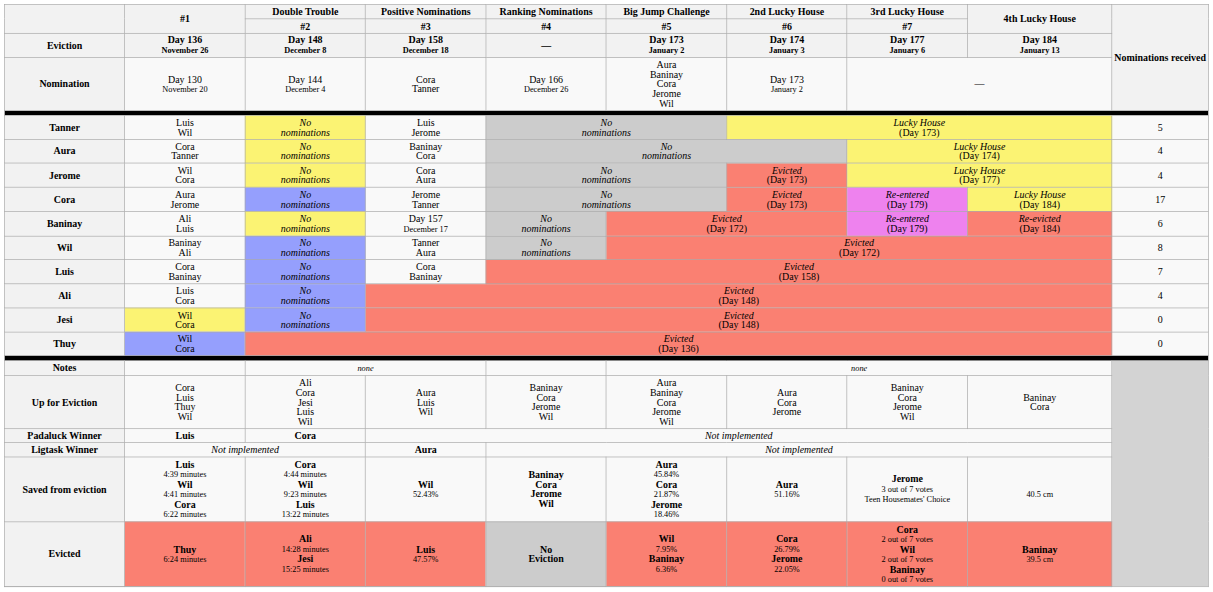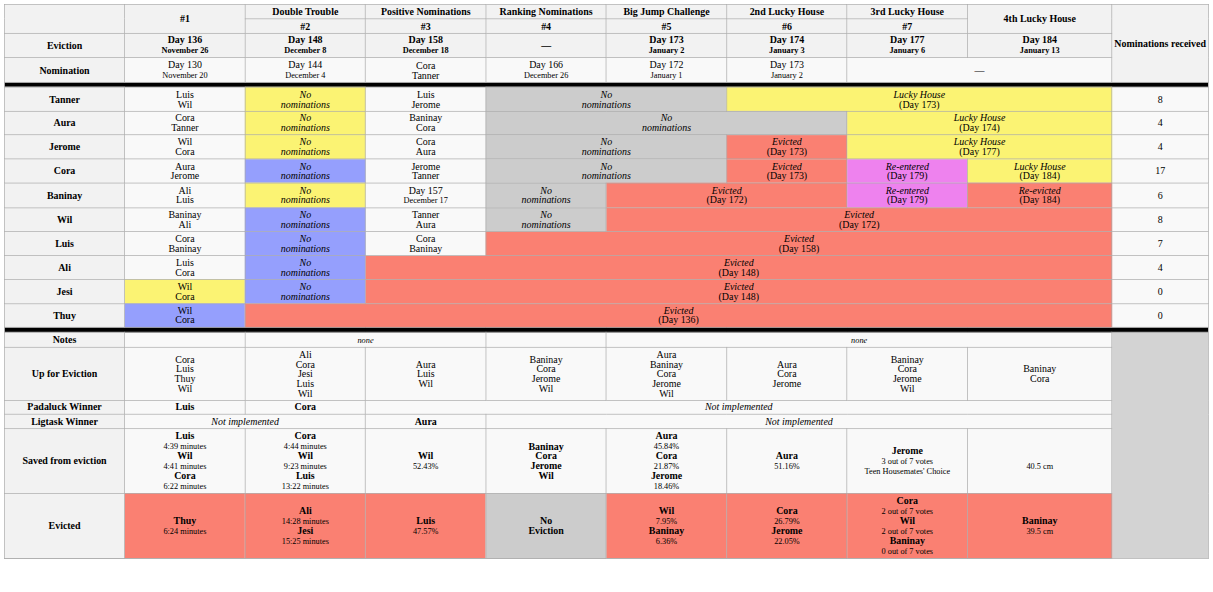(667, 85) Aura Baninay Cora Jerome Wil -> (667, 70) Day 172 January 1
(1160, 128) 5 -> (1160, 99) 8
